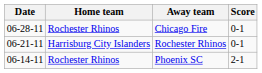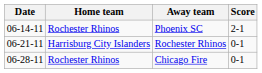rows swapped: (179, 60) <-> (181, 28)
